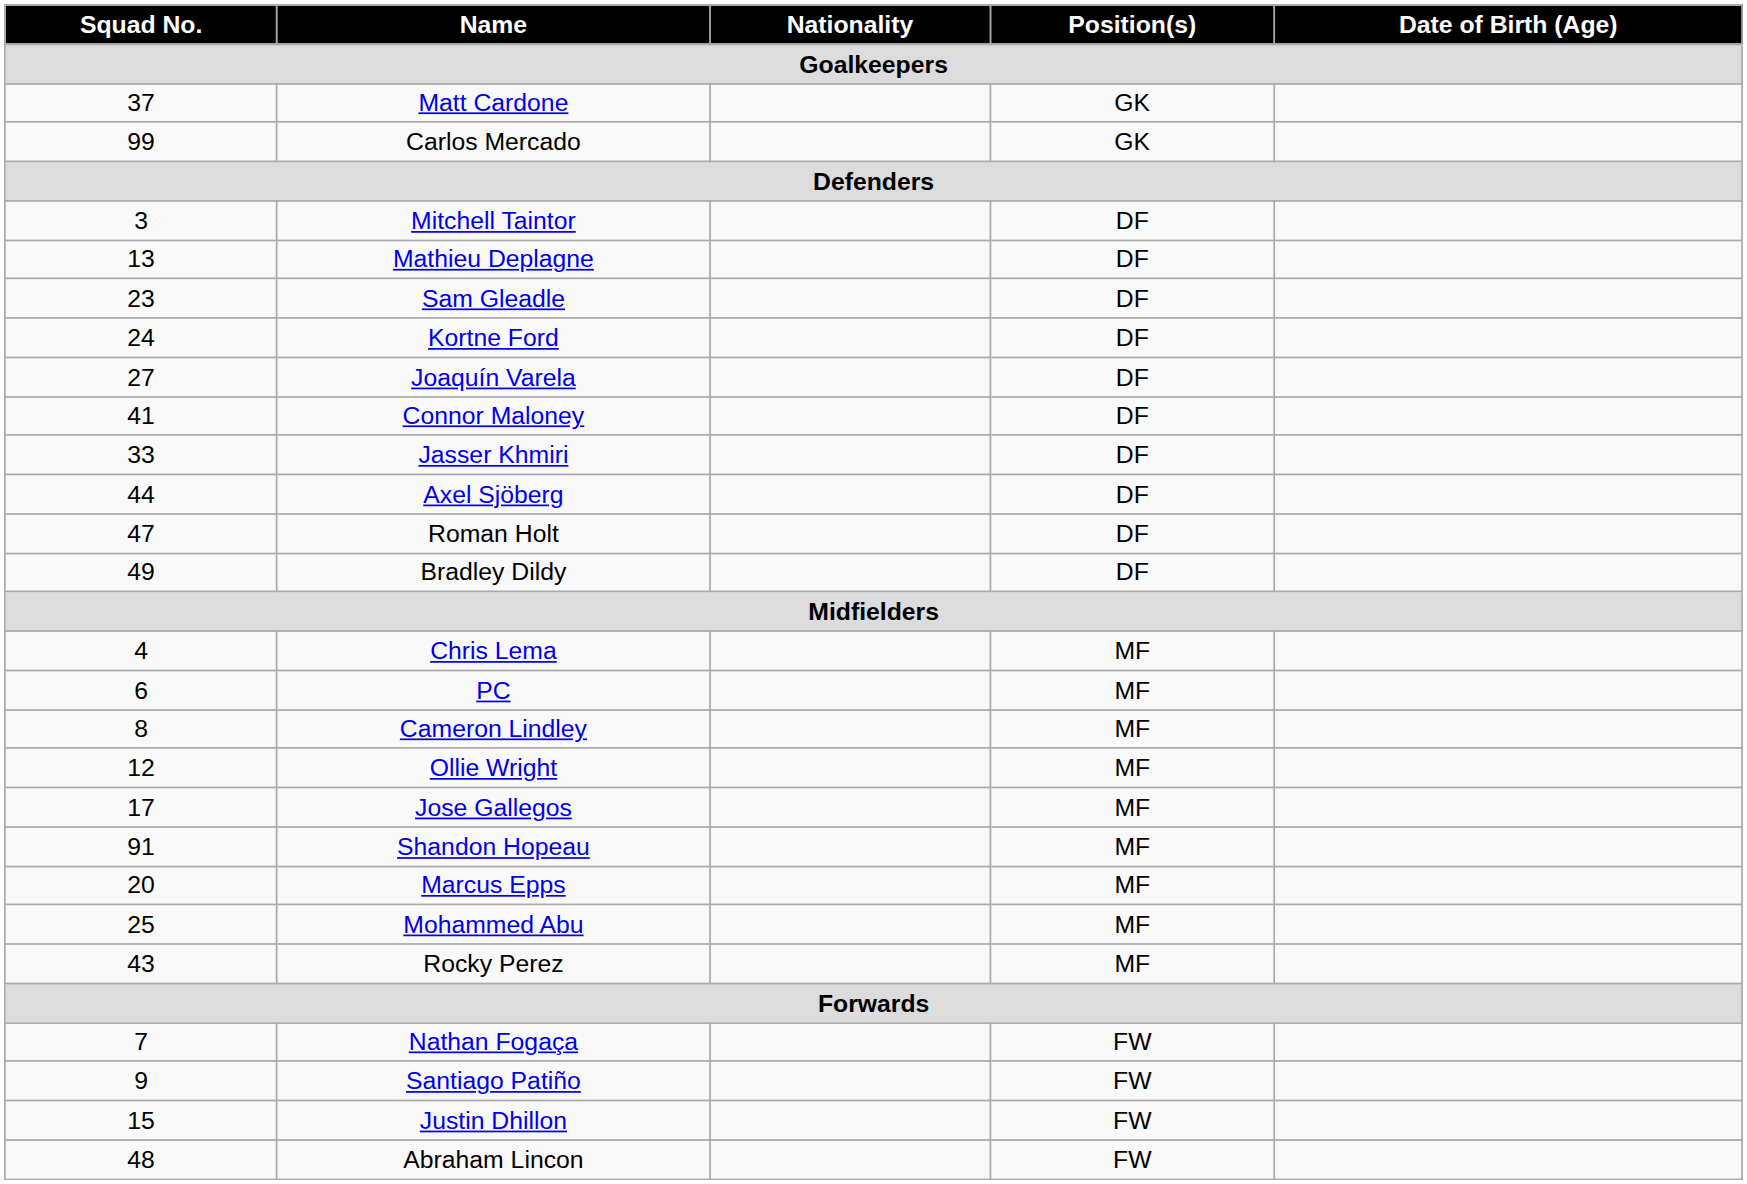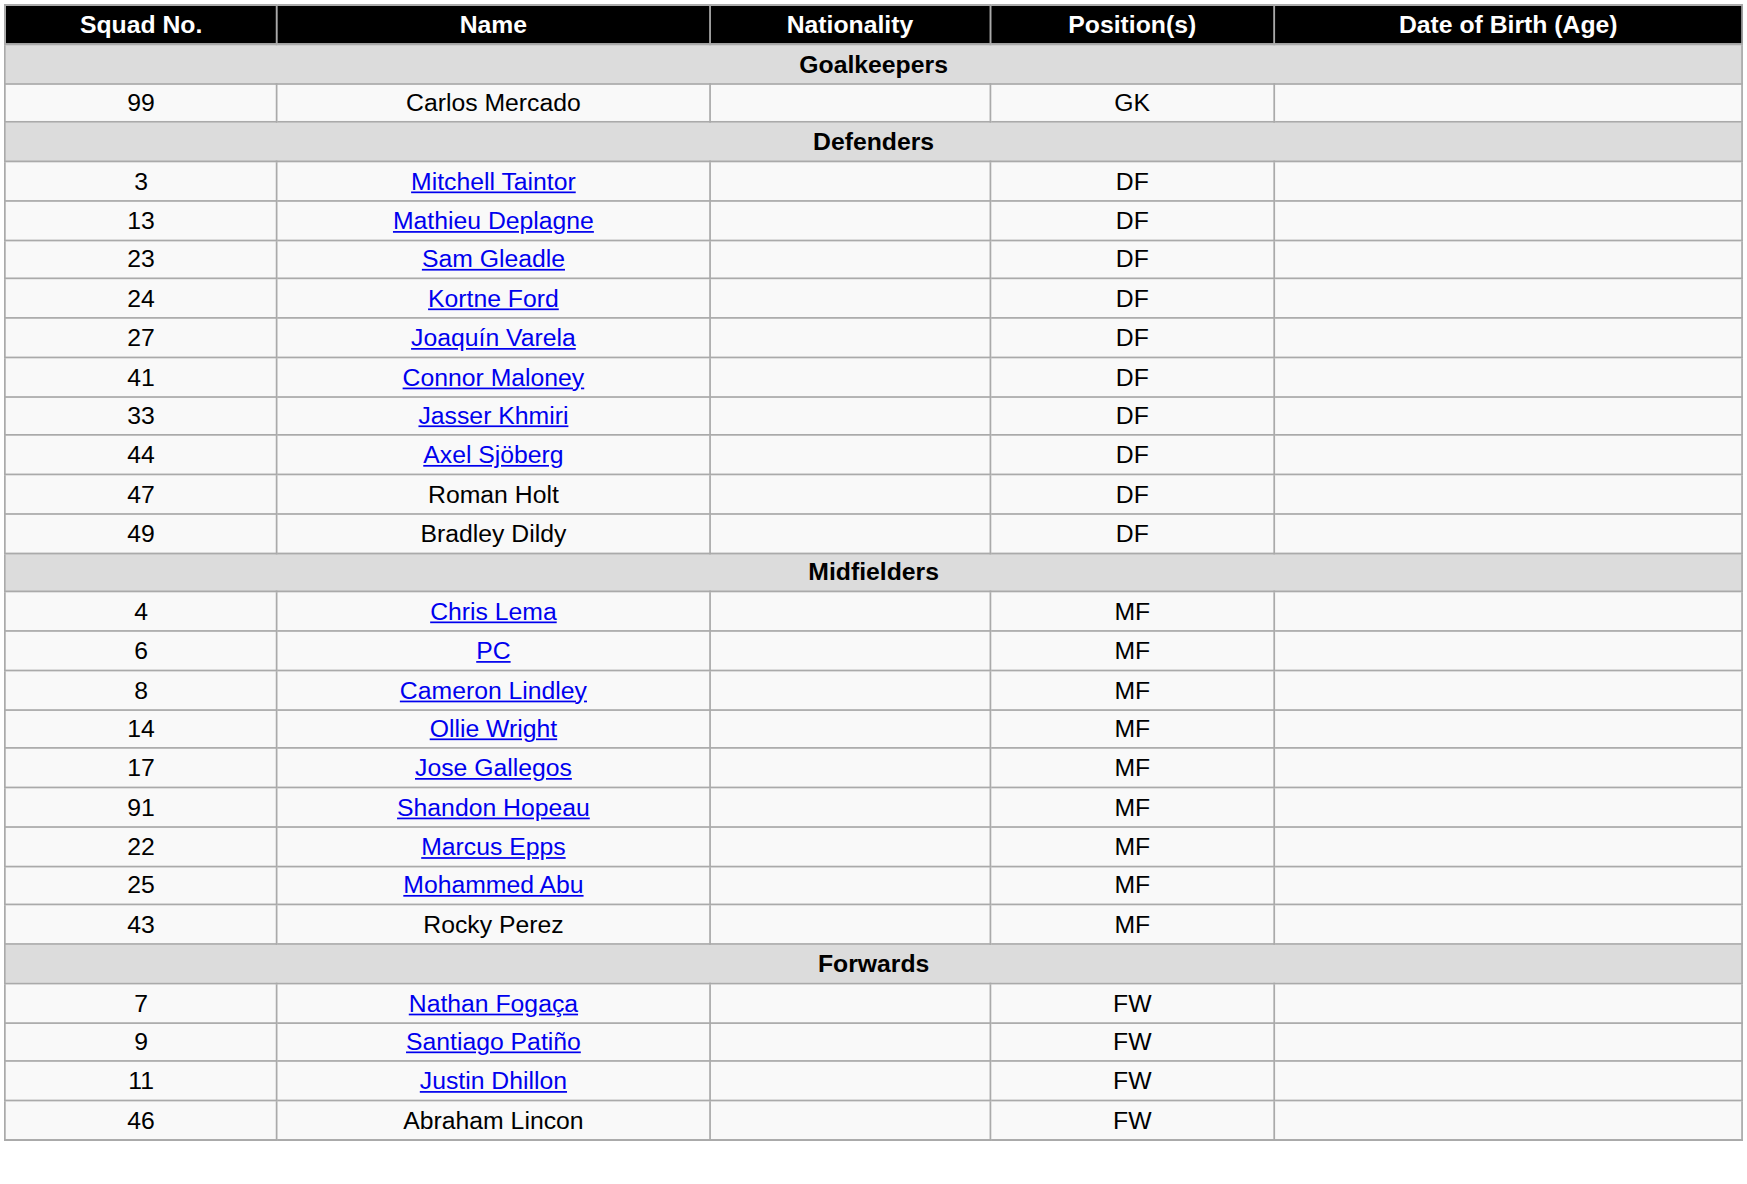- row: (493, 103)
(141, 768) 12 -> (141, 729) 14
(141, 886) 20 -> (141, 847) 22
(141, 1120) 15 -> (141, 1081) 11
(141, 1160) 48 -> (141, 1120) 46
